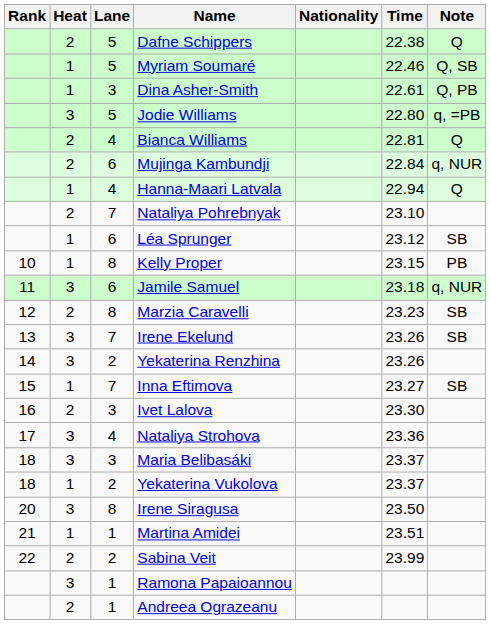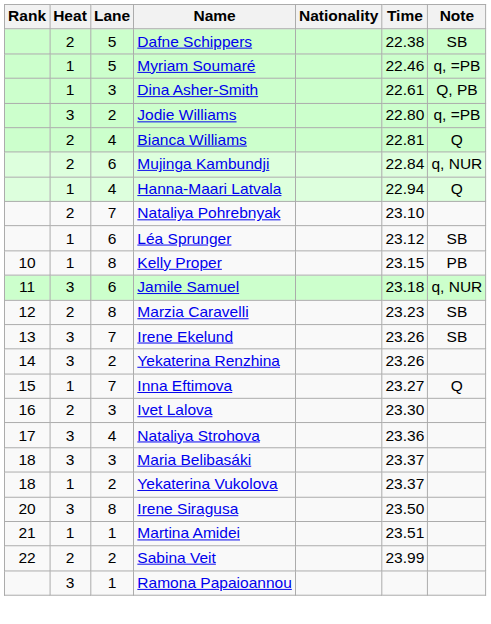(457, 41) Q -> (457, 41) SB
(457, 66) Q, SB -> (457, 66) q, =PB
(112, 115) 5 -> (112, 115) 2
(457, 386) SB -> (457, 386) Q
- row: (207, 607)
